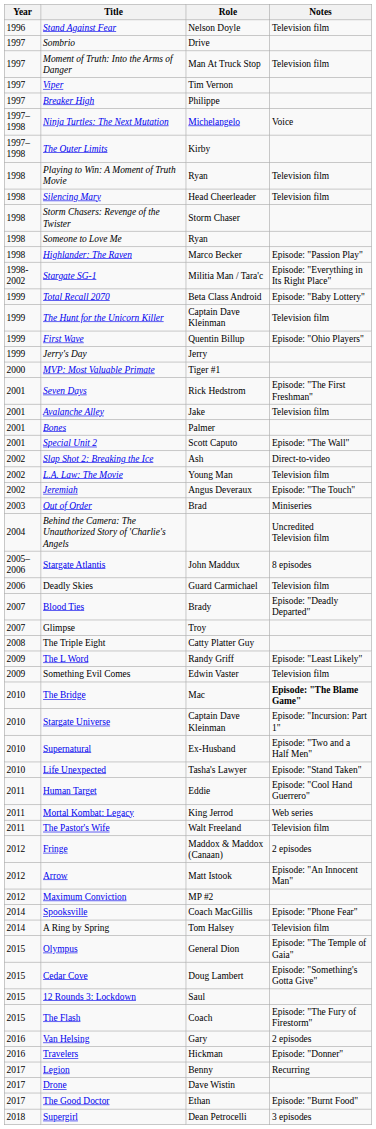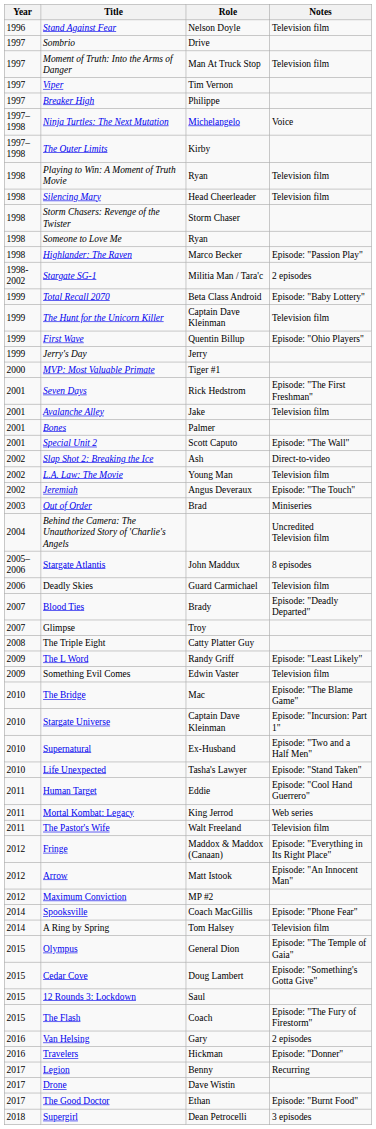(317, 275) Episode: "Everything in Its Right Place" -> (292, 275) 2 episodes
(315, 695) bold -> (312, 695) normal
(292, 849) 2 episodes -> (317, 849) Episode: "Everything in Its Right Place"
